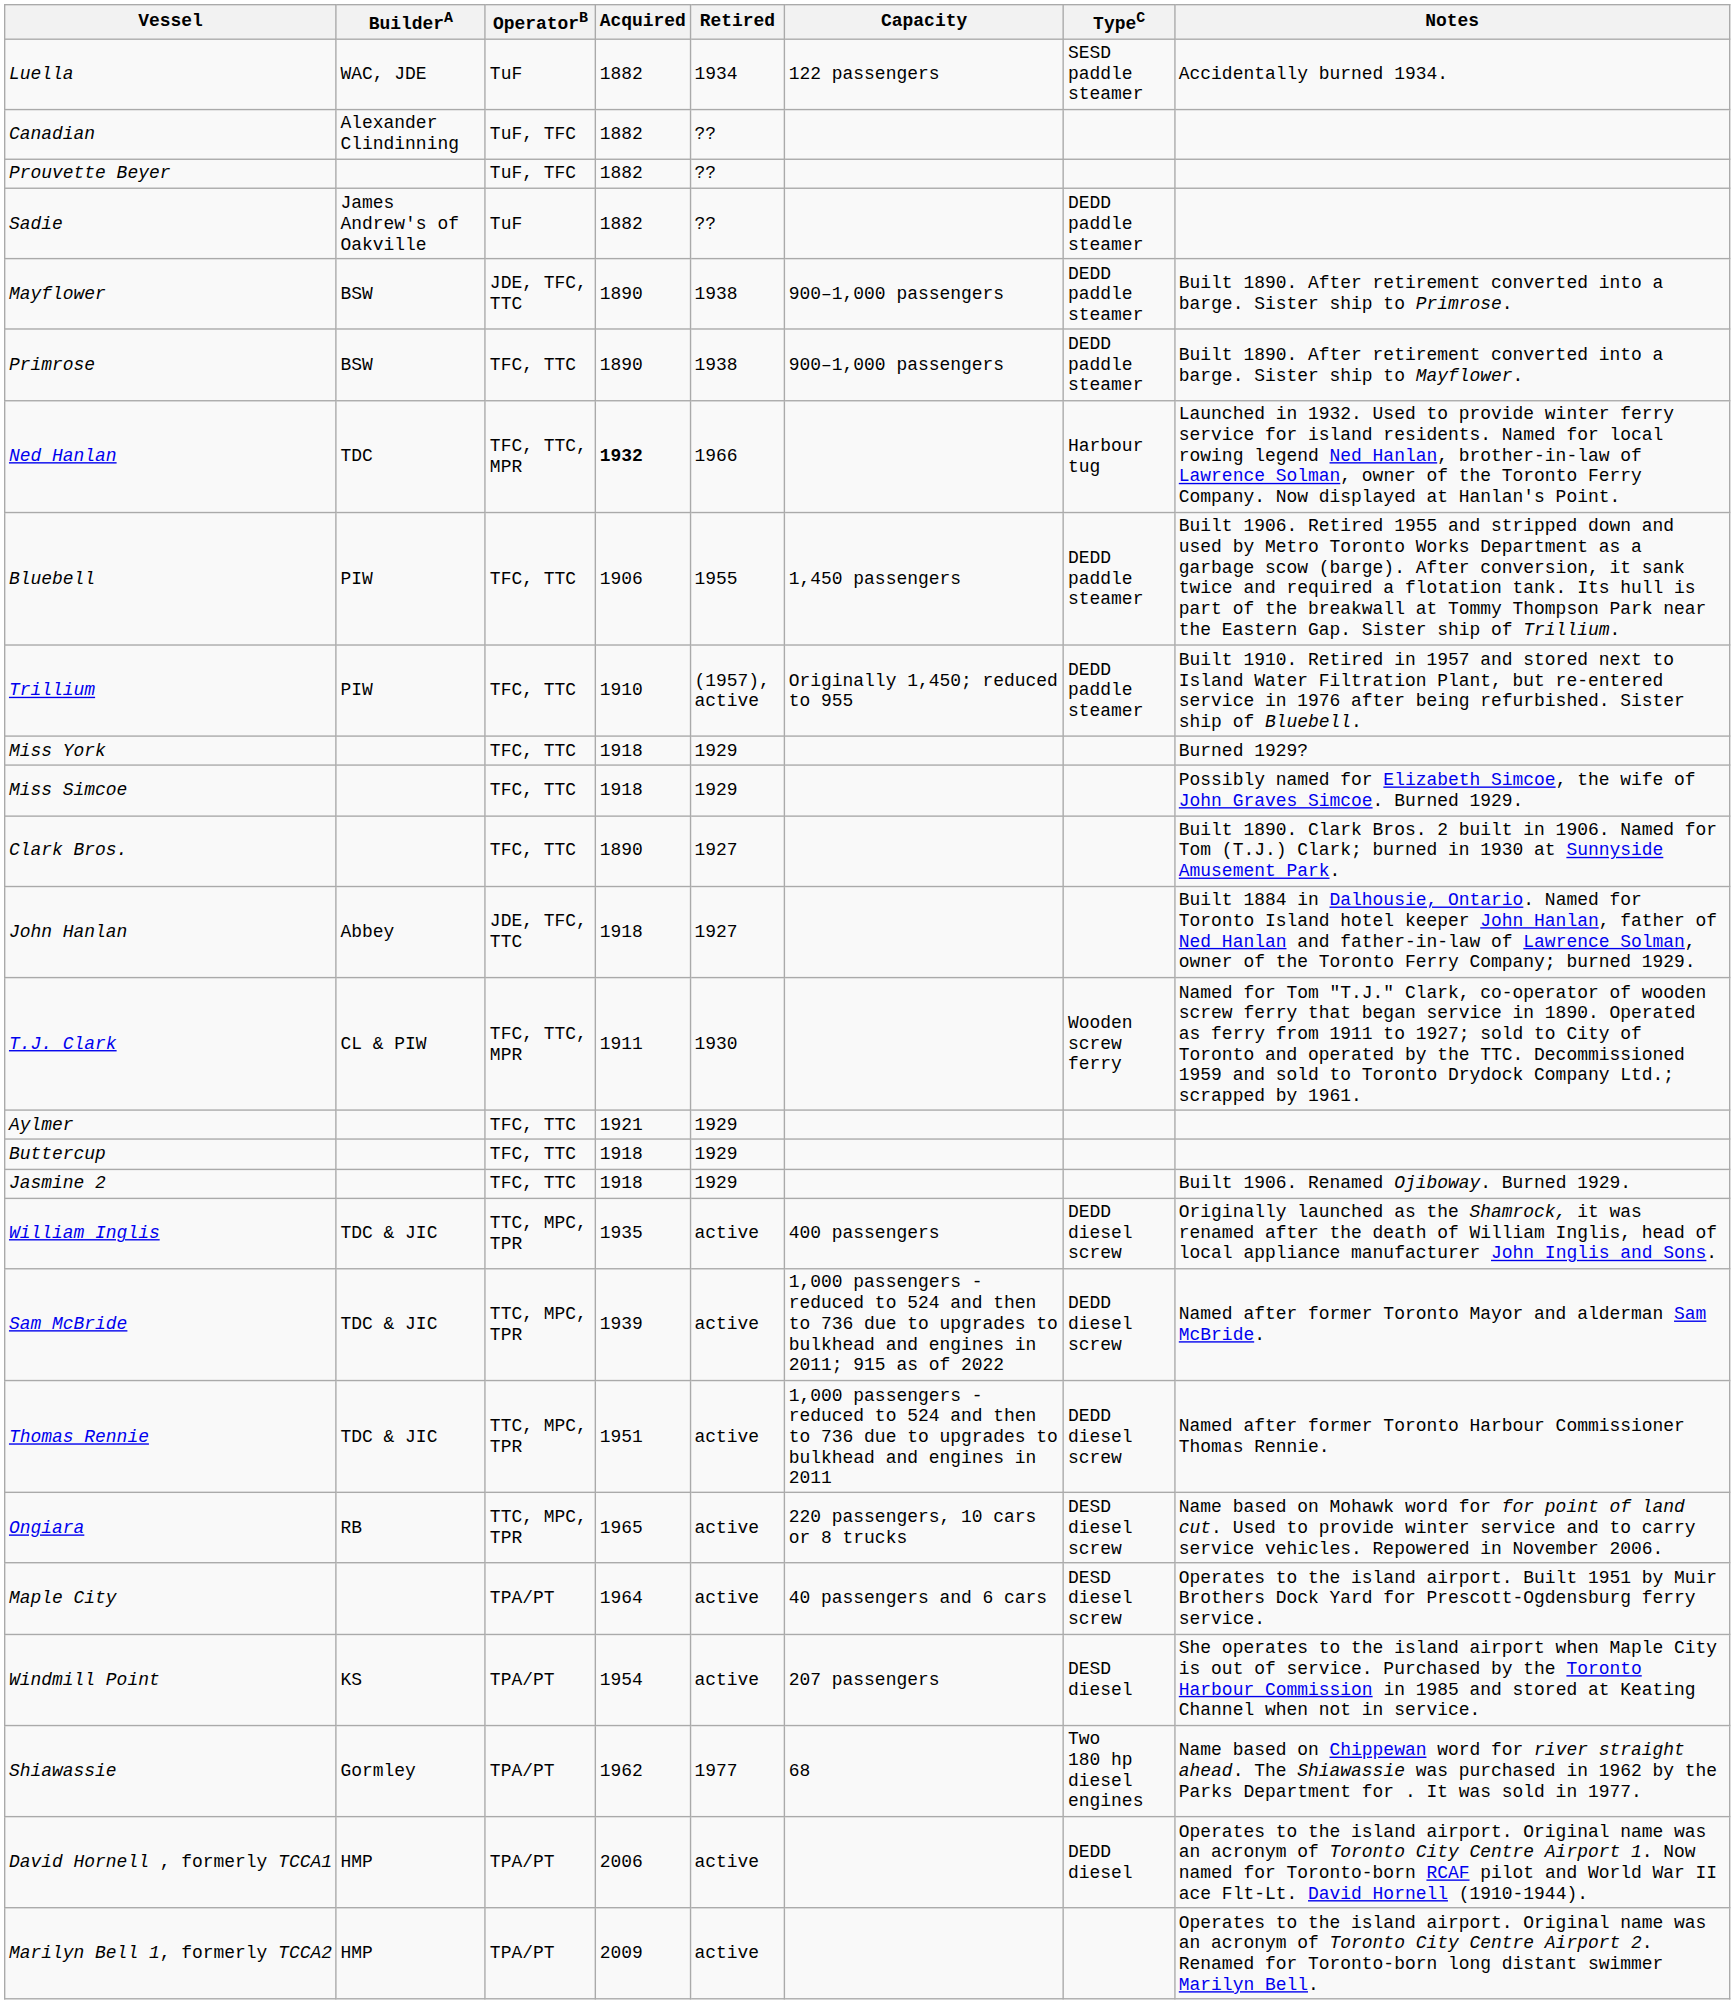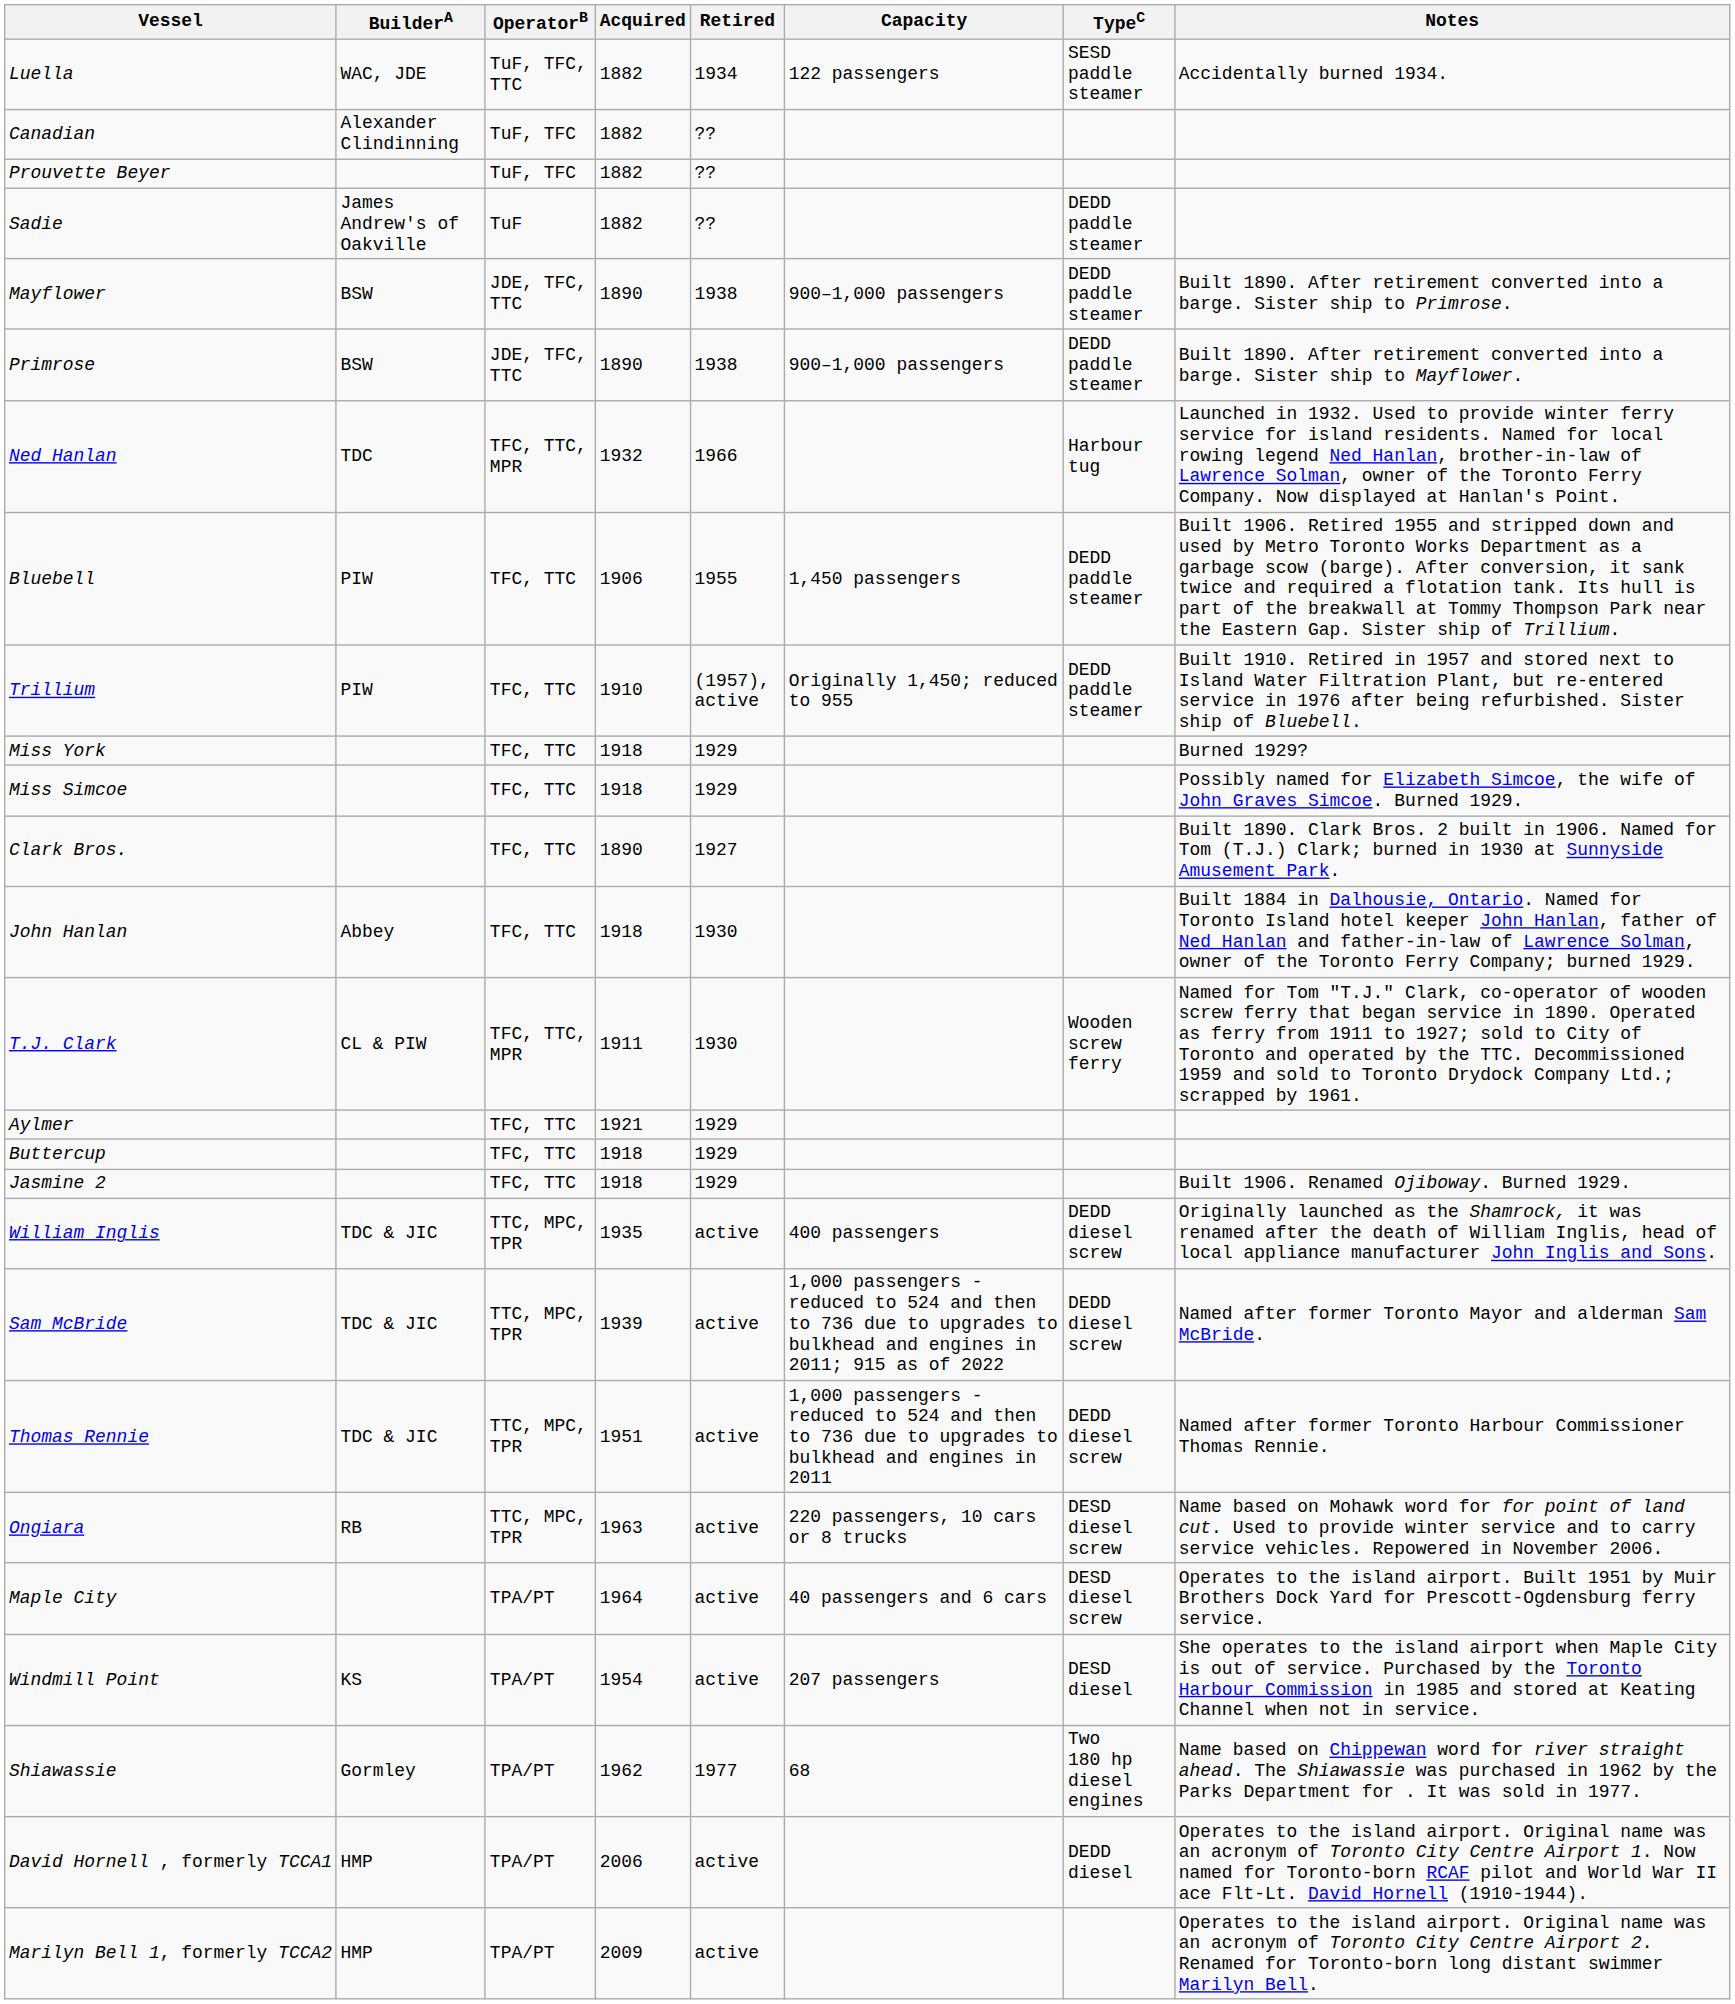(506, 74) TuF -> (538, 74) TuF, TFC, TTC
(533, 365) TFC, TTC -> (538, 365) JDE, TFC, TTC
(621, 456) bold -> (621, 456) normal
(538, 932) JDE, TFC, TTC -> (533, 932) TFC, TTC
(716, 932) 1927 -> (716, 932) 1930
(621, 1528) 1965 -> (621, 1528) 1963
